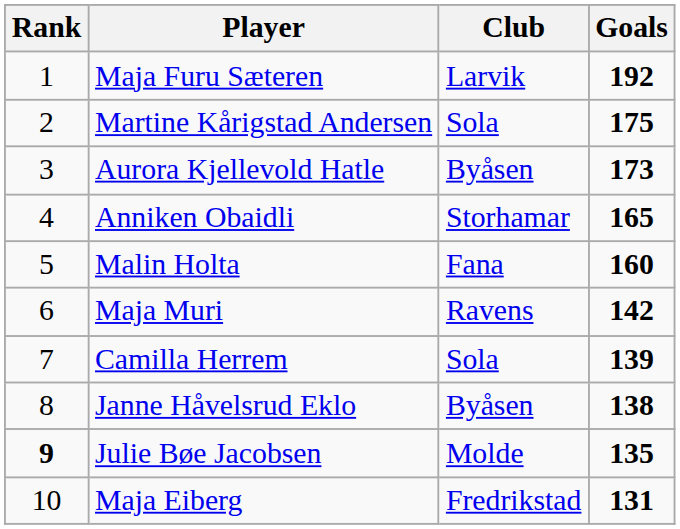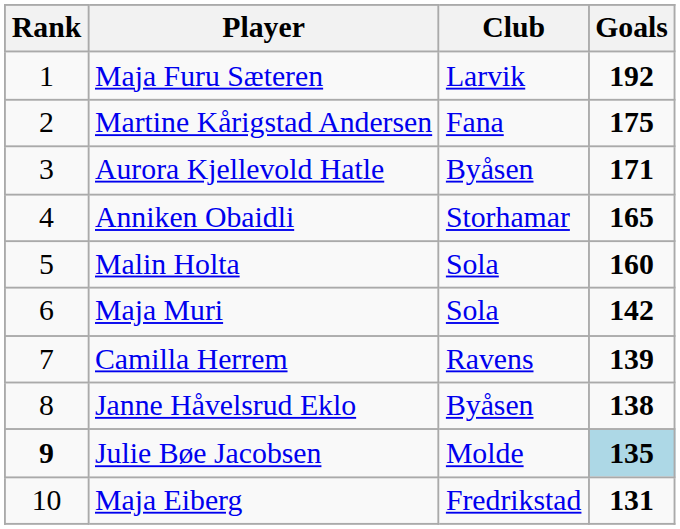(472, 122) Sola -> (475, 122) Fana
(632, 169) 173 -> (632, 169) 171
(475, 264) Fana -> (472, 264) Sola
(490, 311) Ravens -> (472, 311) Sola
(472, 358) Sola -> (490, 358) Ravens
(632, 452) no background -> (632, 452) lightblue background
